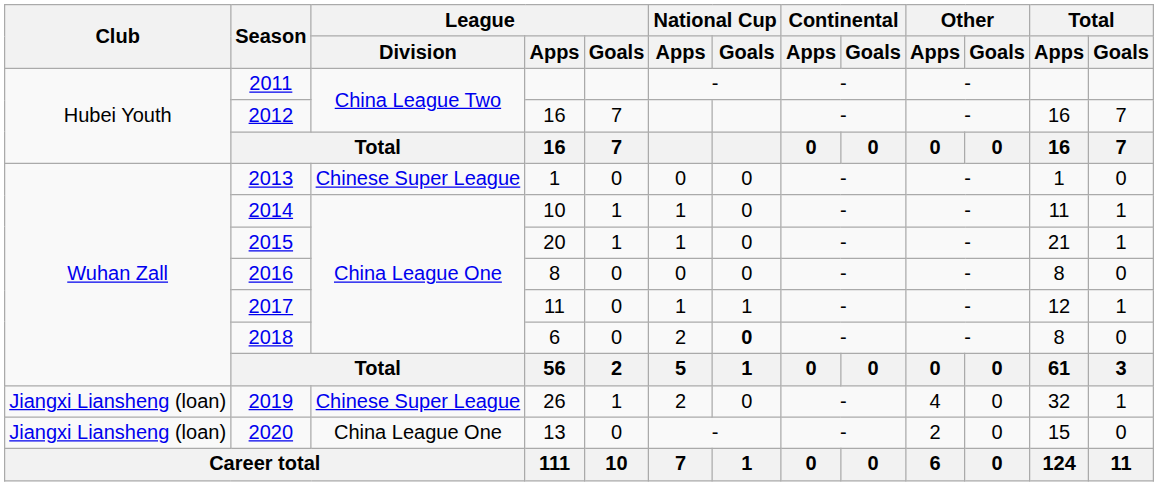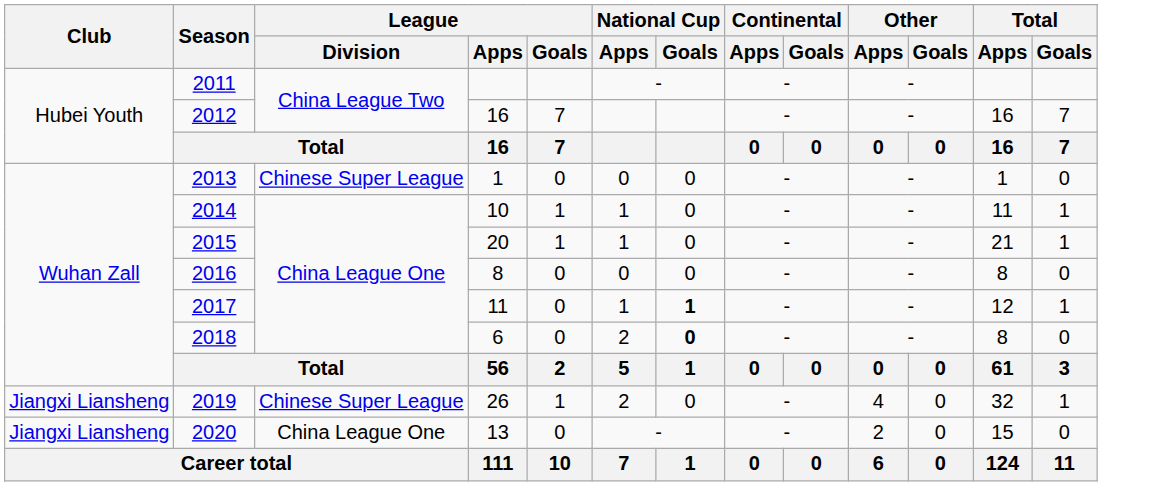(747, 305) normal -> (690, 305) bold
(118, 400) Jiangxi Liansheng (loan) -> (89, 400) Jiangxi Liansheng
(118, 432) Jiangxi Liansheng (loan) -> (89, 432) Jiangxi Liansheng
